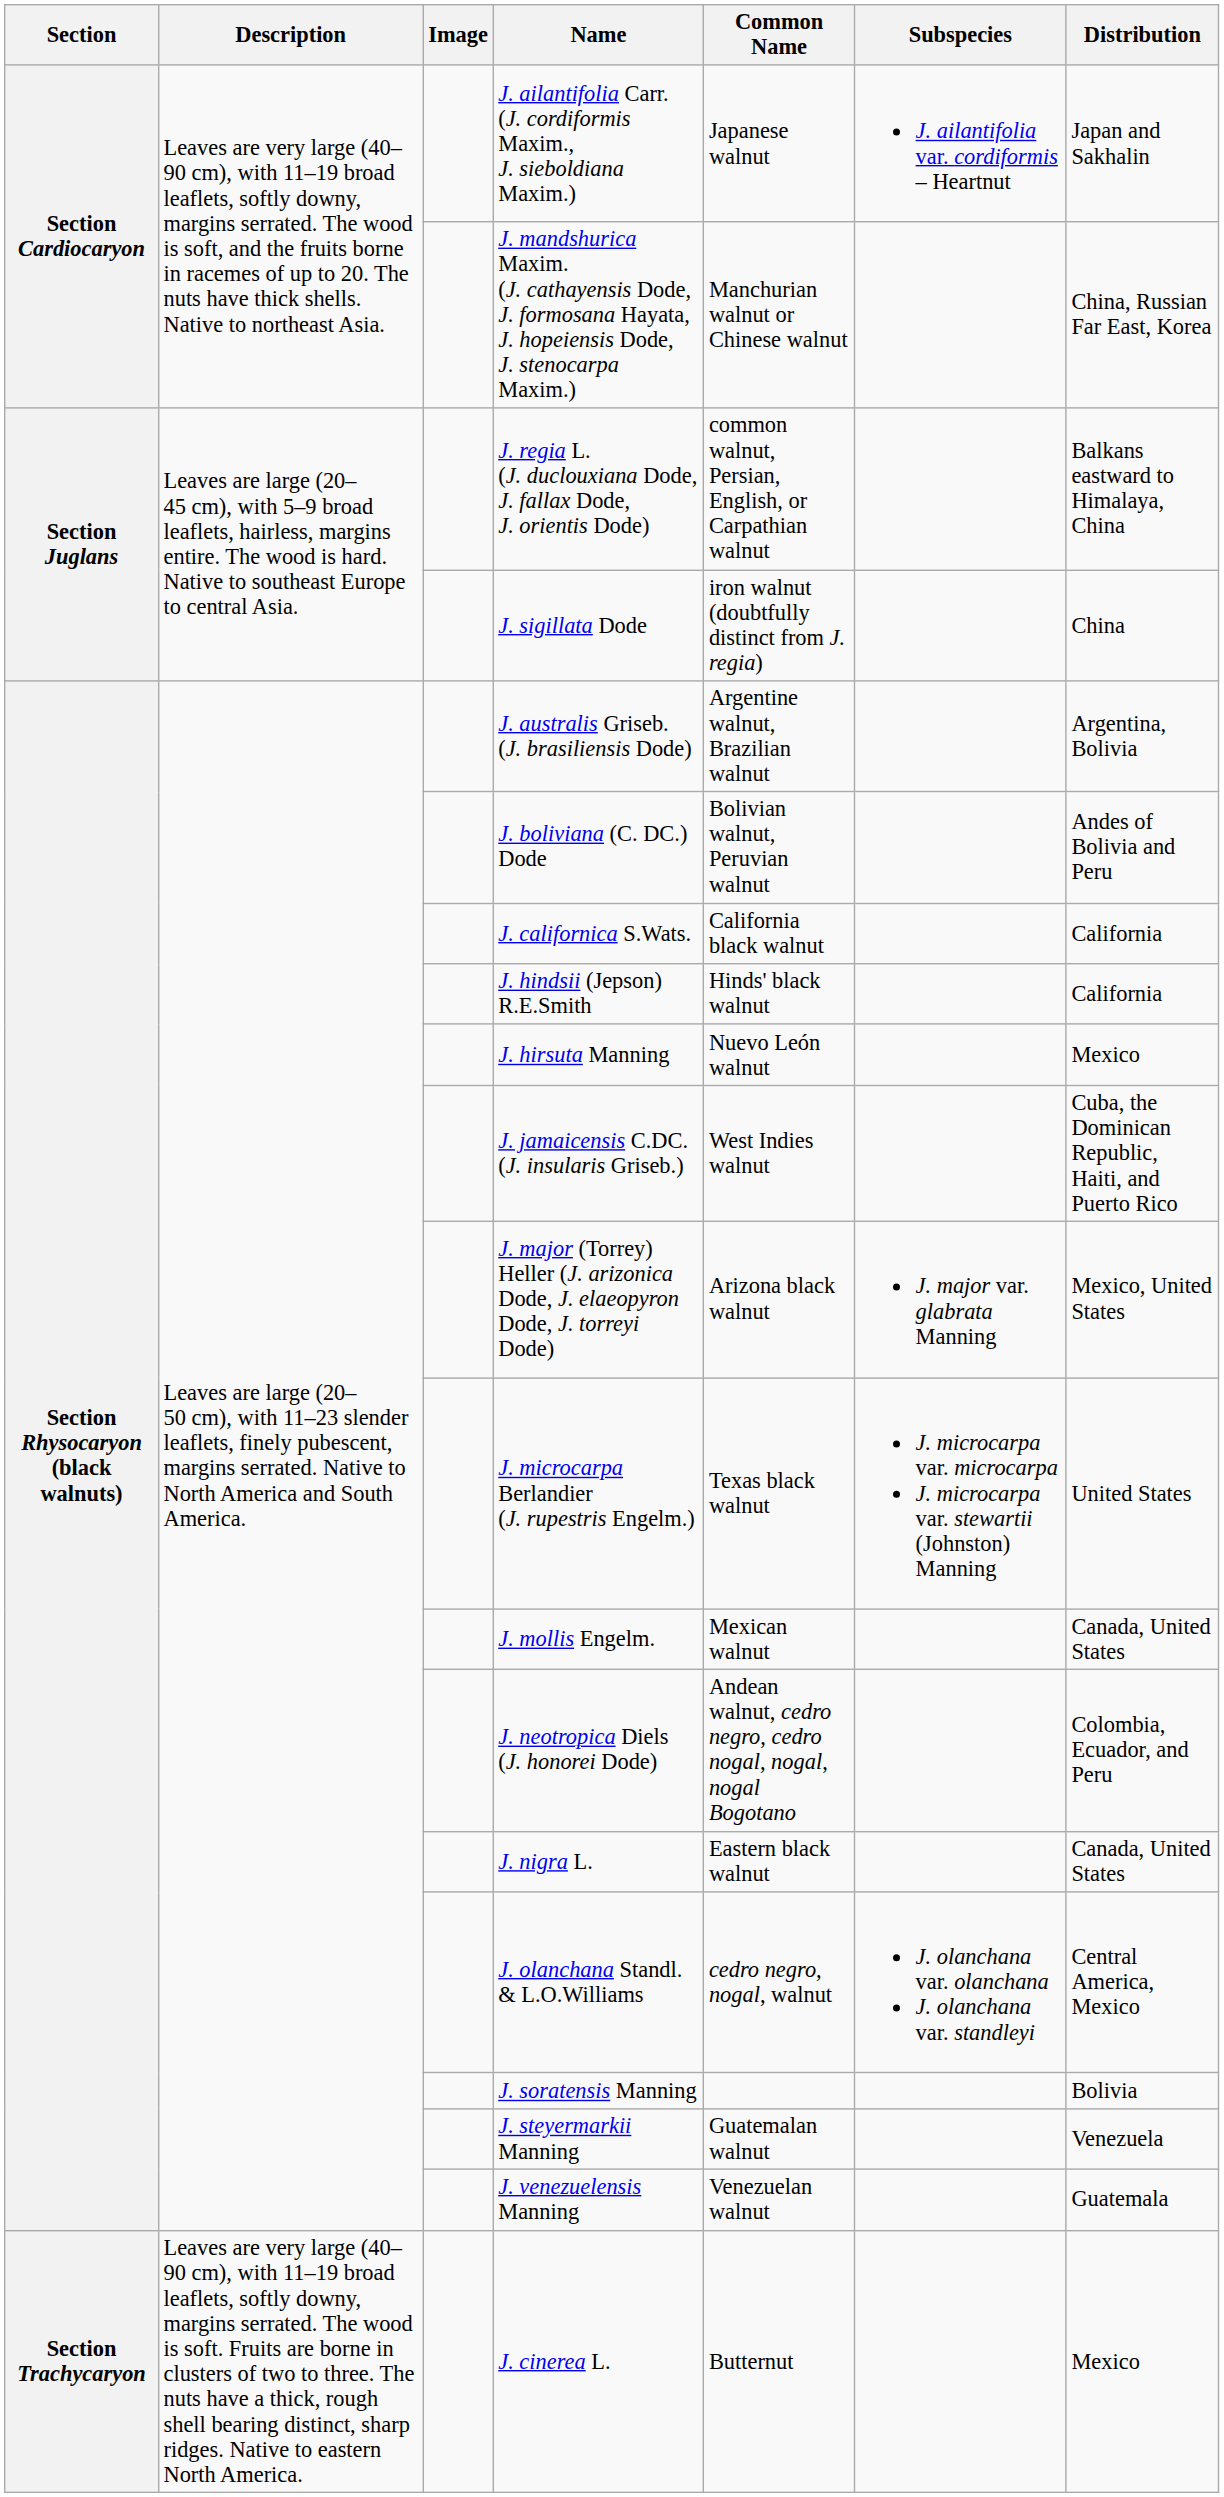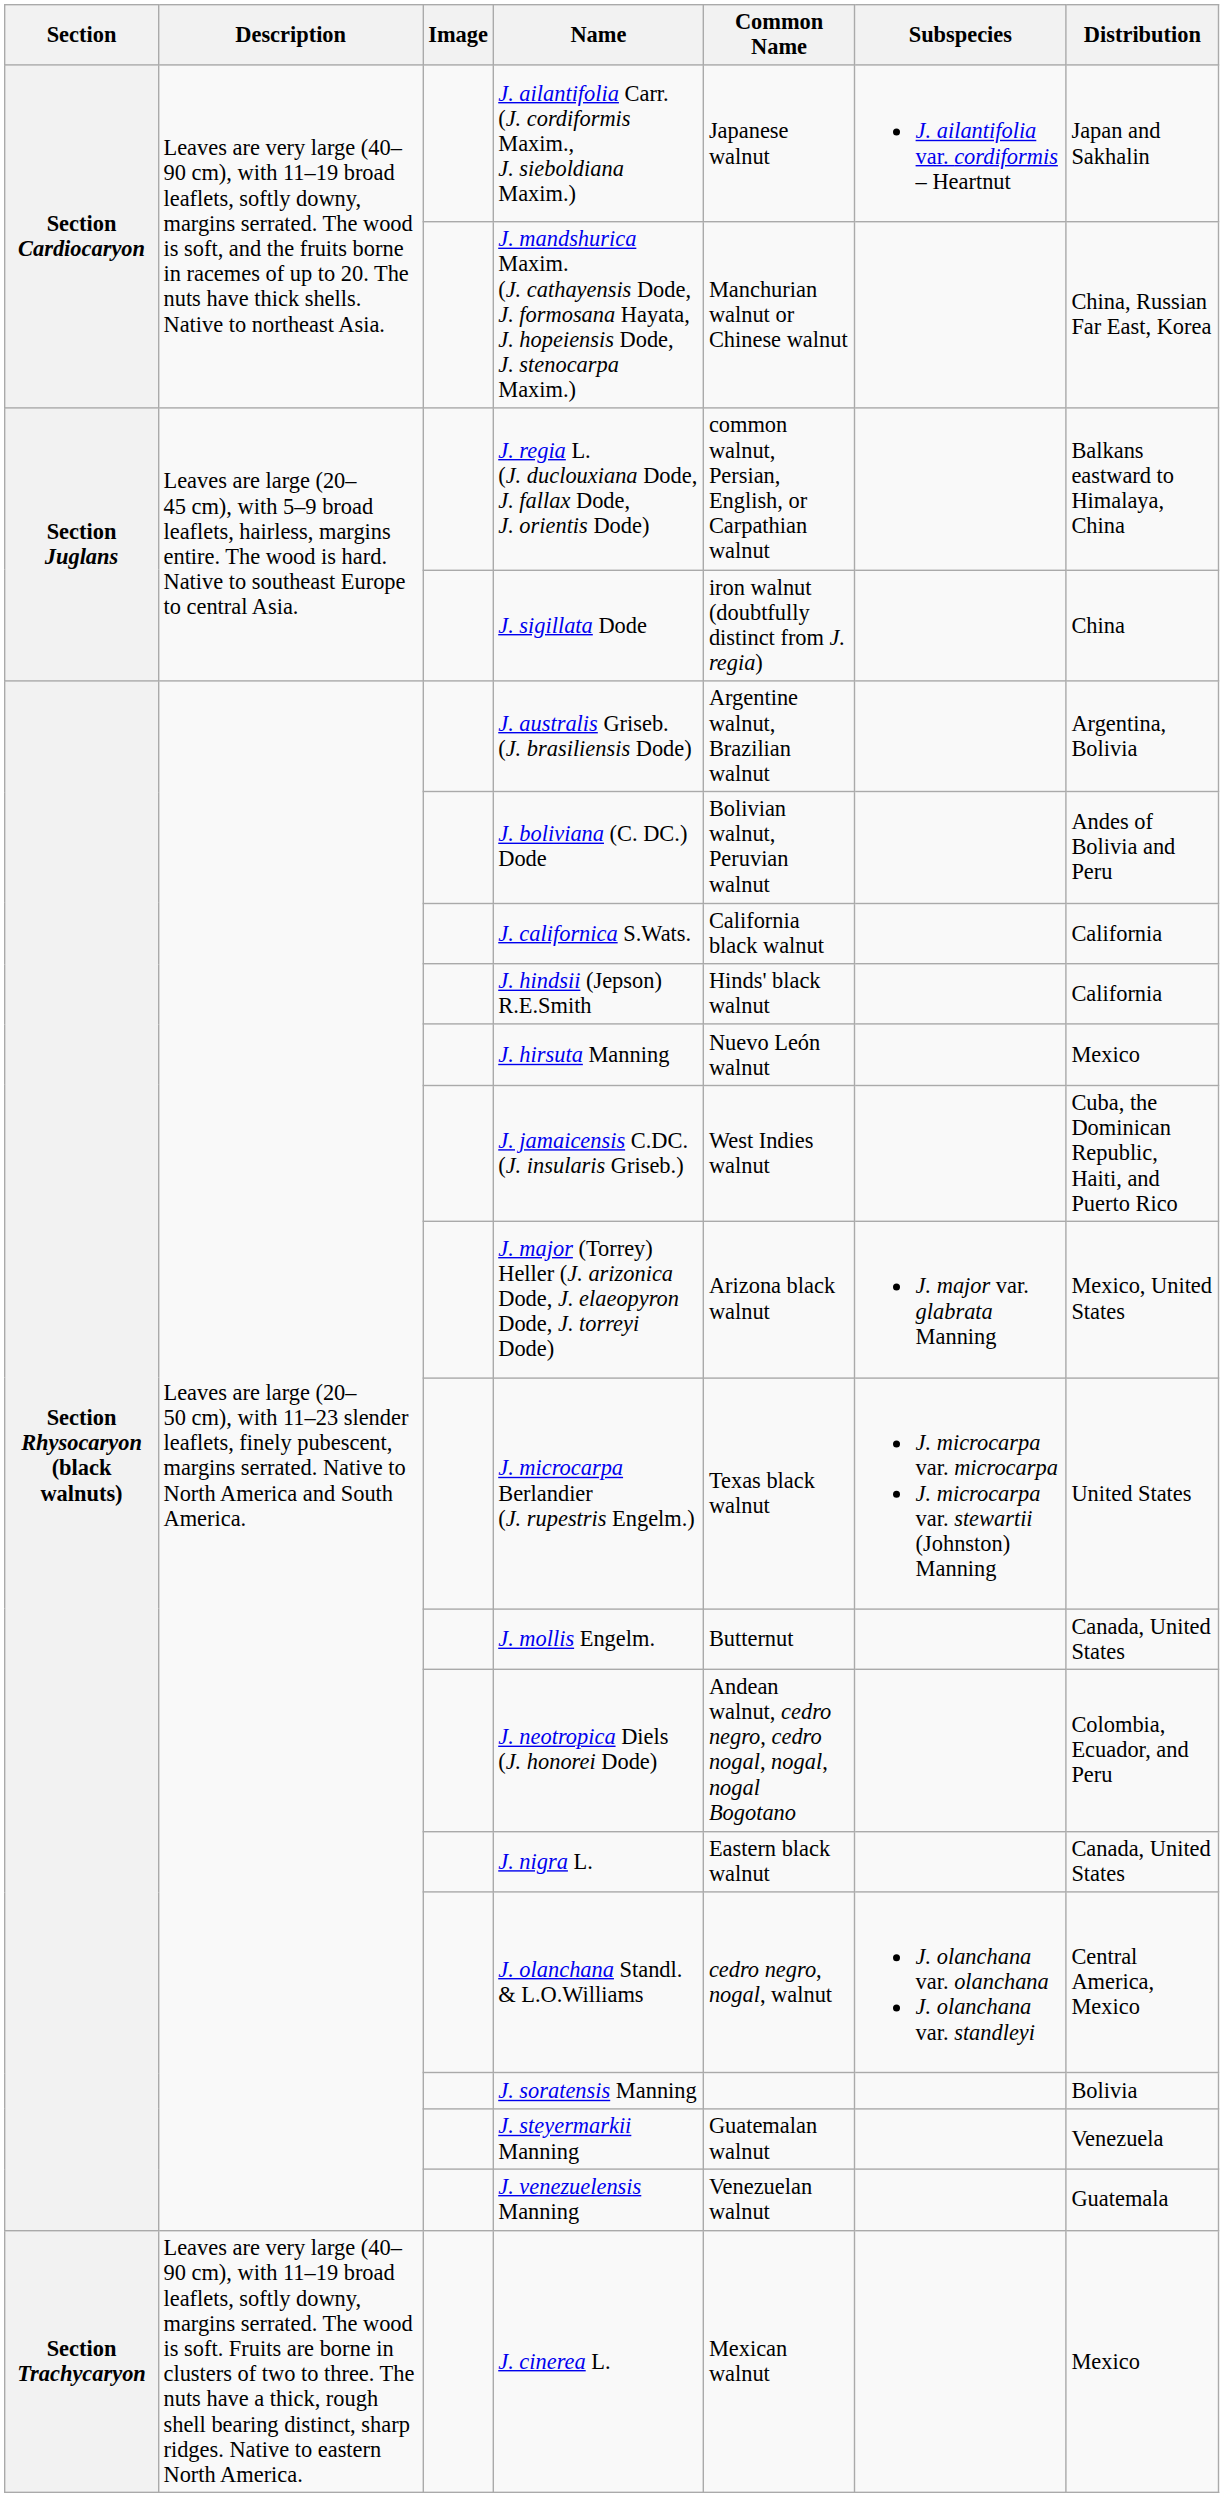(748, 1639) Mexican walnut -> (751, 1639) Butternut
(751, 2360) Butternut -> (748, 2360) Mexican walnut
